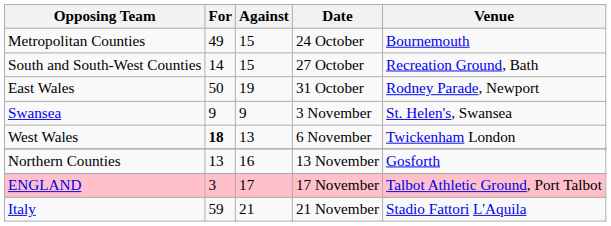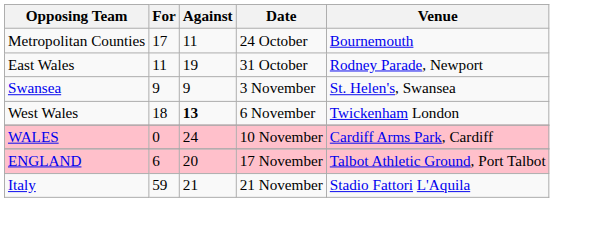(216, 40) 49 -> (160, 40) 17
(247, 40) 15 -> (190, 40) 11
- row: (105, 64)
(216, 88) 50 -> (160, 64) 11
(216, 137) bold -> (160, 112) normal
(247, 137) normal -> (190, 112) bold
+ row: (33, 137)
- row: (64, 161)
(212, 185) 3 -> (156, 161) 6
(247, 185) 17 -> (190, 161) 20
